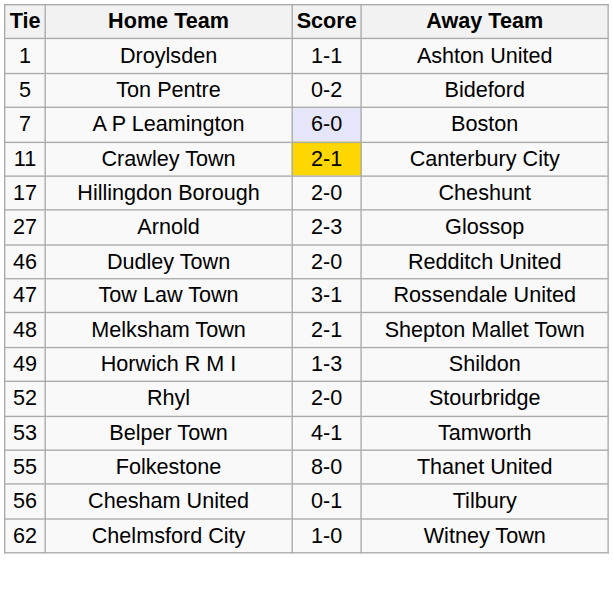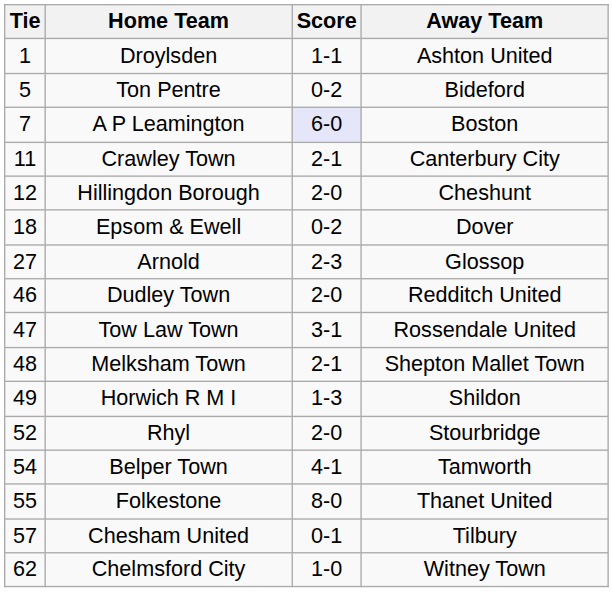(327, 158) gold background -> (327, 158) no background
(25, 192) 17 -> (25, 192) 12
+ row: (169, 227)
(25, 432) 53 -> (25, 466) 54
(25, 501) 56 -> (25, 535) 57
